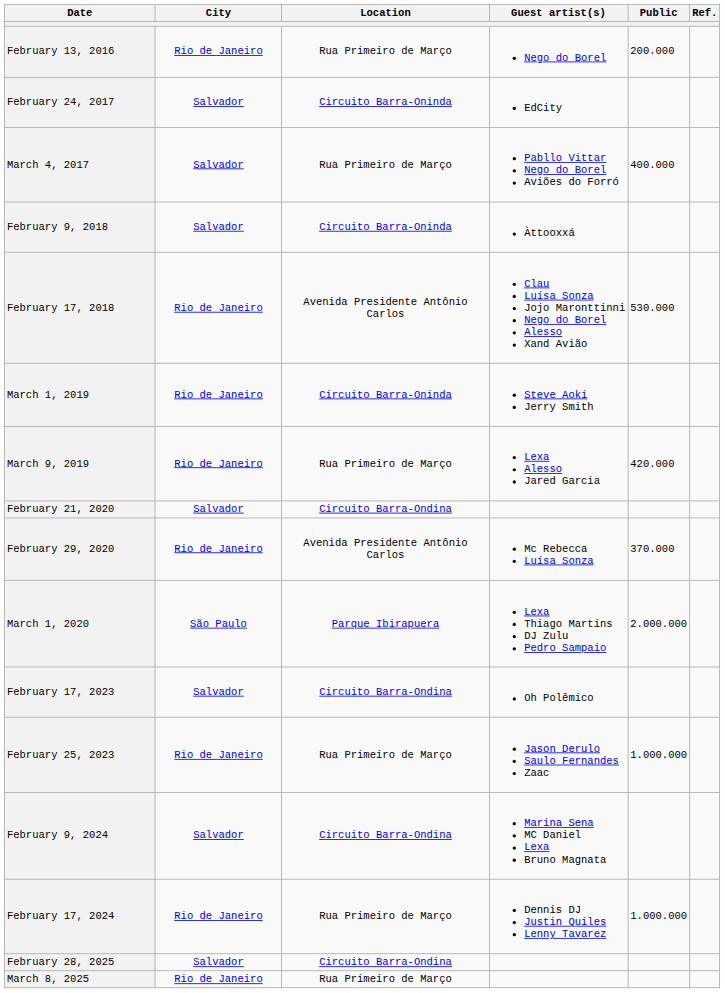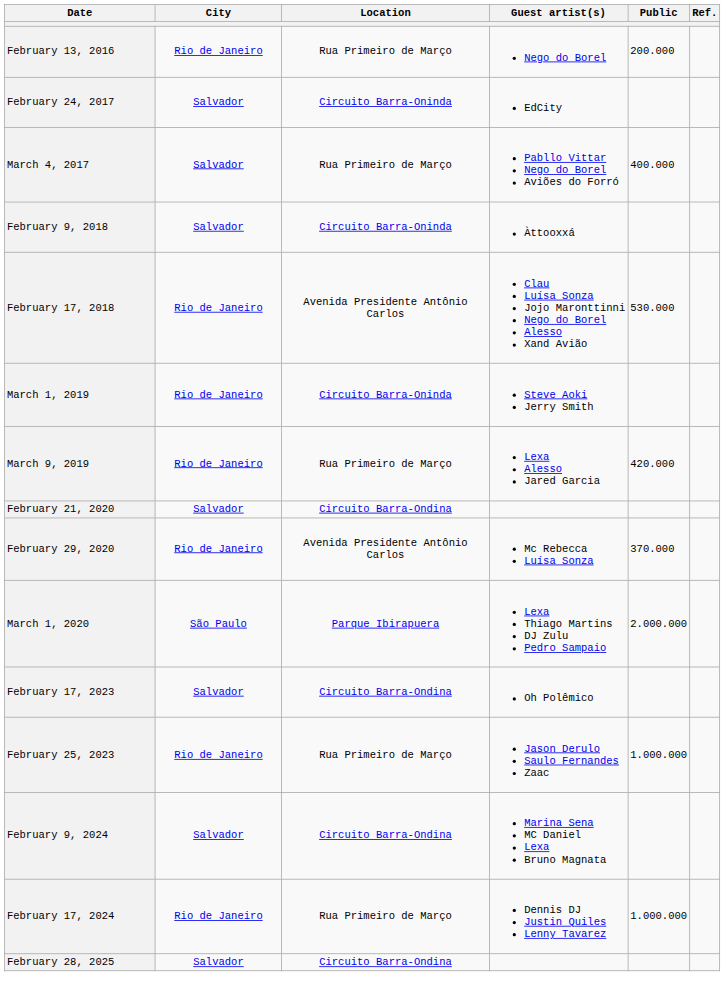- row: (48, 979)
